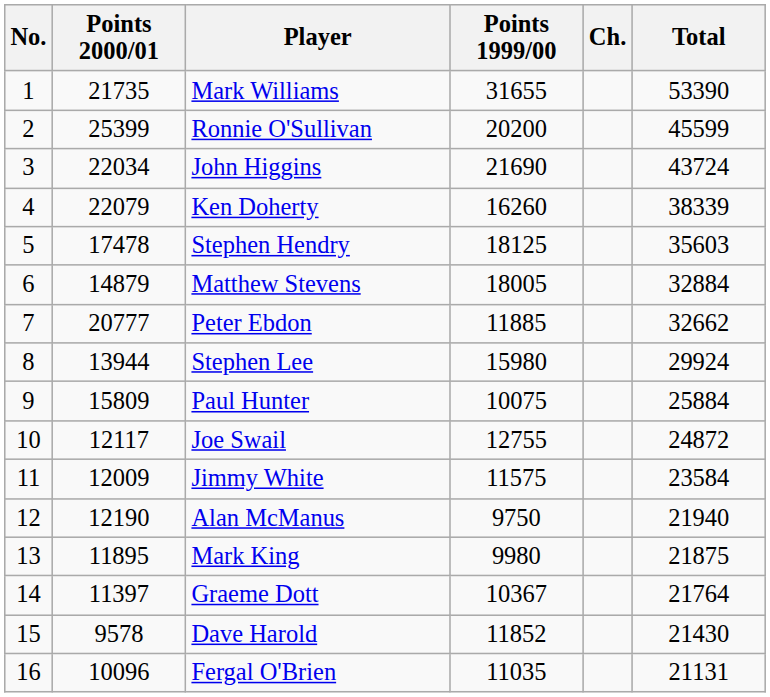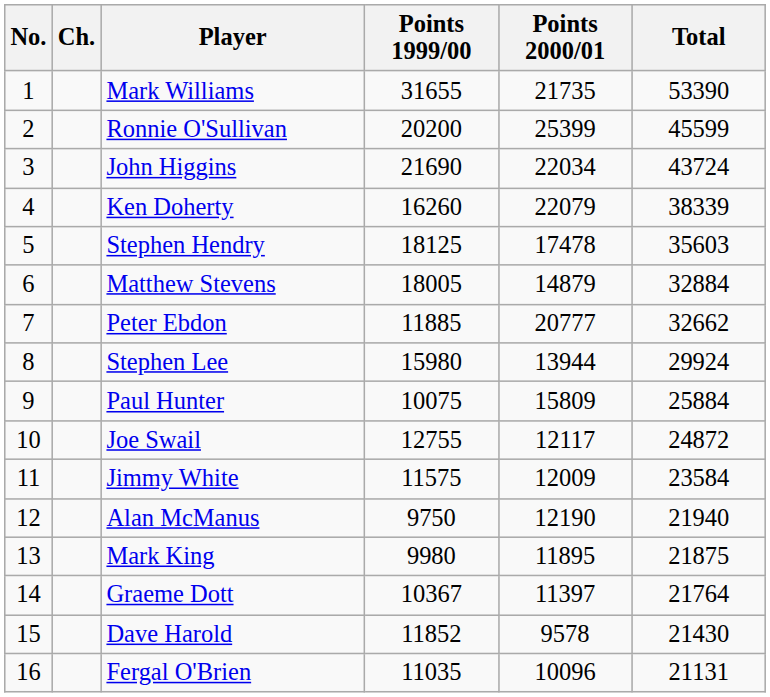columns swapped: (608, 37) <-> (119, 37)
